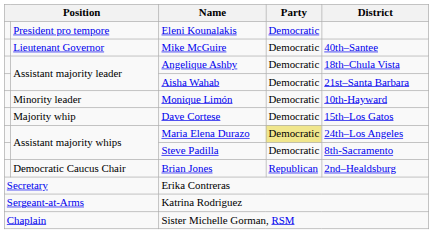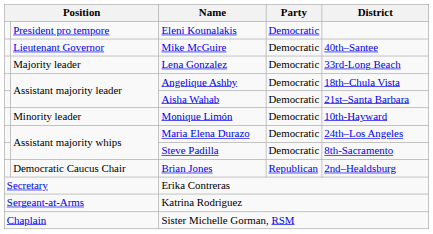+ row: (194, 64)
- row: (191, 116)
(294, 133) khaki background -> (294, 133) no background
